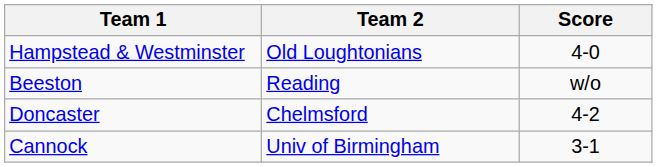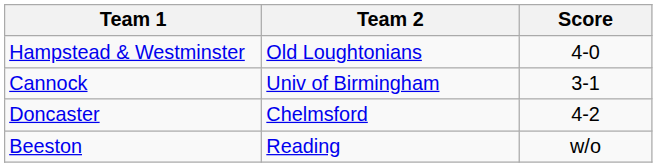rows swapped: (48, 146) <-> (46, 83)
